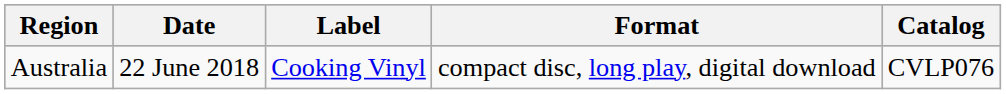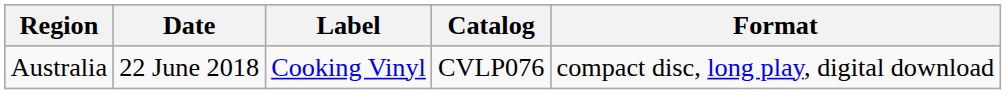columns swapped: (657, 25) <-> (941, 25)
